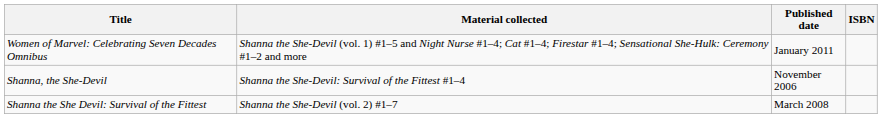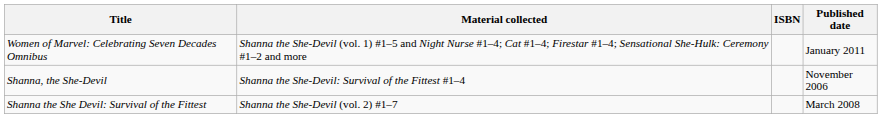columns swapped: (809, 19) <-> (862, 19)
